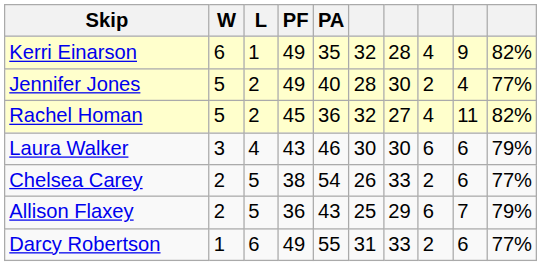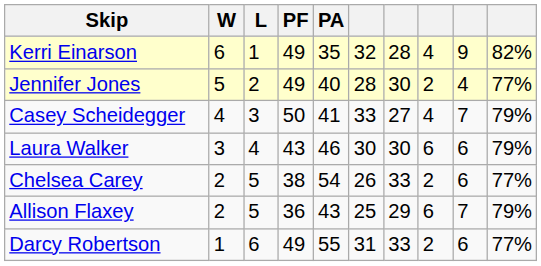- row: (76, 116)
+ row: (97, 116)
